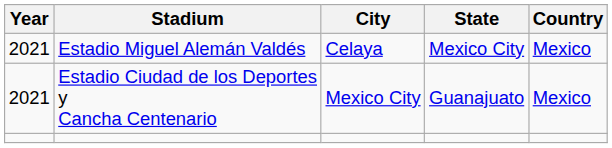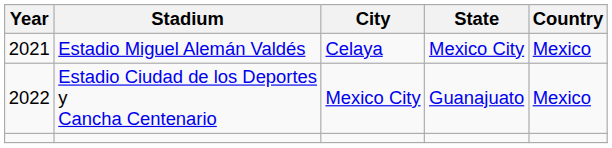(29, 98) 2021 -> (29, 98) 2022
